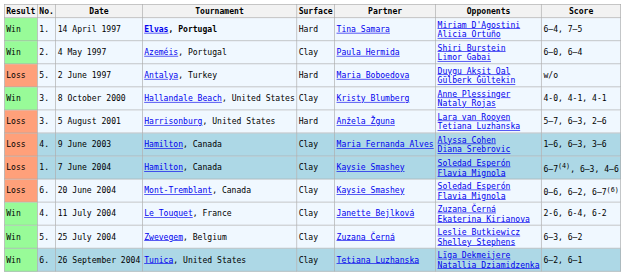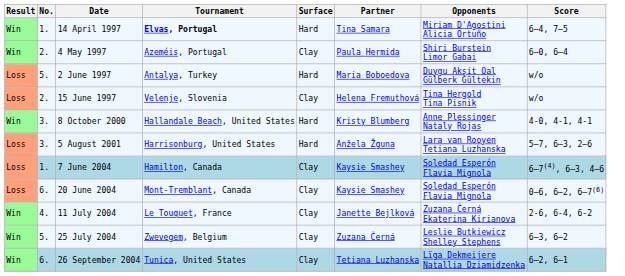+ row: (87, 98)
(308, 98) Clay -> (308, 121) Hard
- row: (84, 144)
